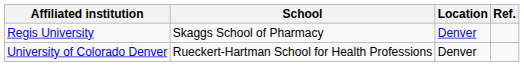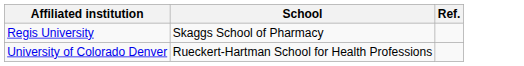- column: (463, 14)
